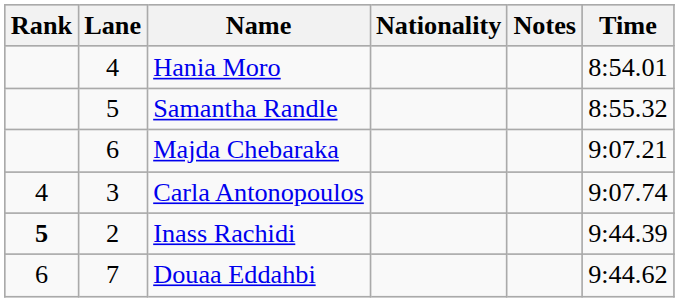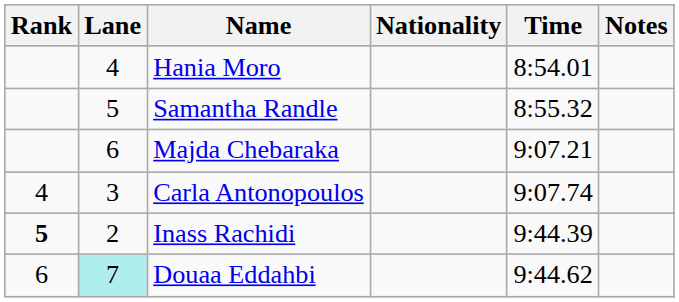columns swapped: (628, 25) <-> (545, 25)
(113, 274) no background -> (113, 274) paleturquoise background
